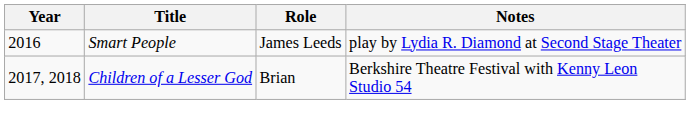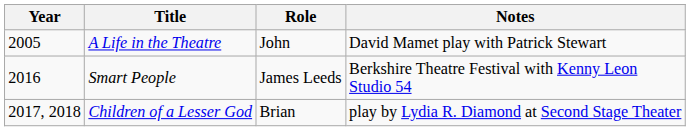+ row: (155, 42)
(515, 42) play by Lydia R. Diamond at Second Stage Theater -> (493, 77) Berkshire Theatre Festival with Kenny Leon Studio 54
(493, 77) Berkshire Theatre Festival with Kenny Leon Studio 54 -> (515, 112) play by Lydia R. Diamond at Second Stage Theater
